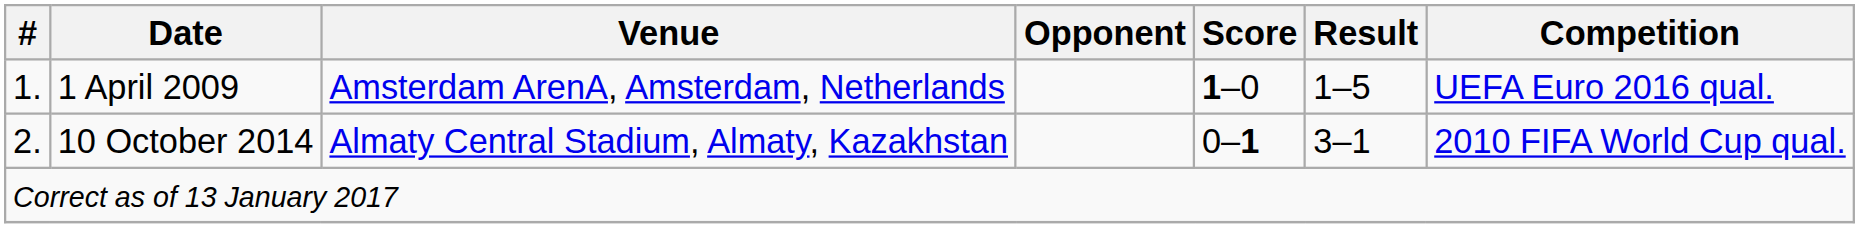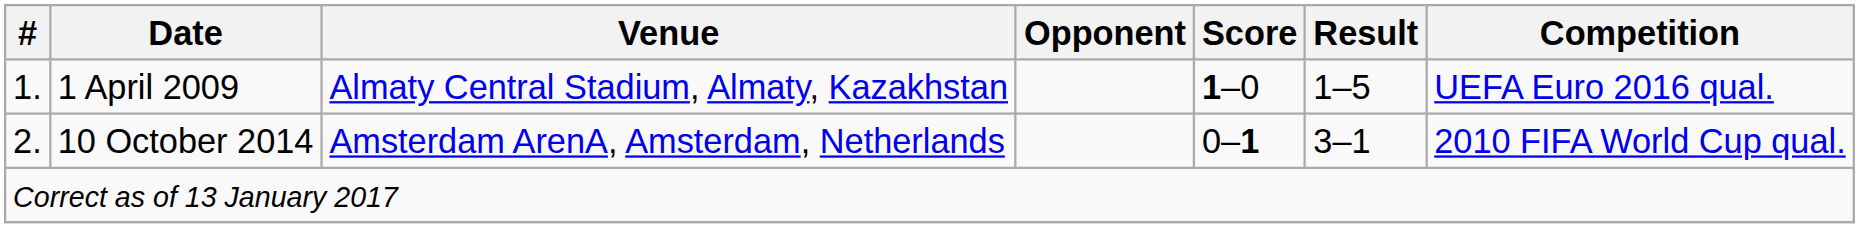(667, 87) Amsterdam ArenA, Amsterdam, Netherlands -> (669, 87) Almaty Central Stadium, Almaty, Kazakhstan
(669, 141) Almaty Central Stadium, Almaty, Kazakhstan -> (667, 141) Amsterdam ArenA, Amsterdam, Netherlands
